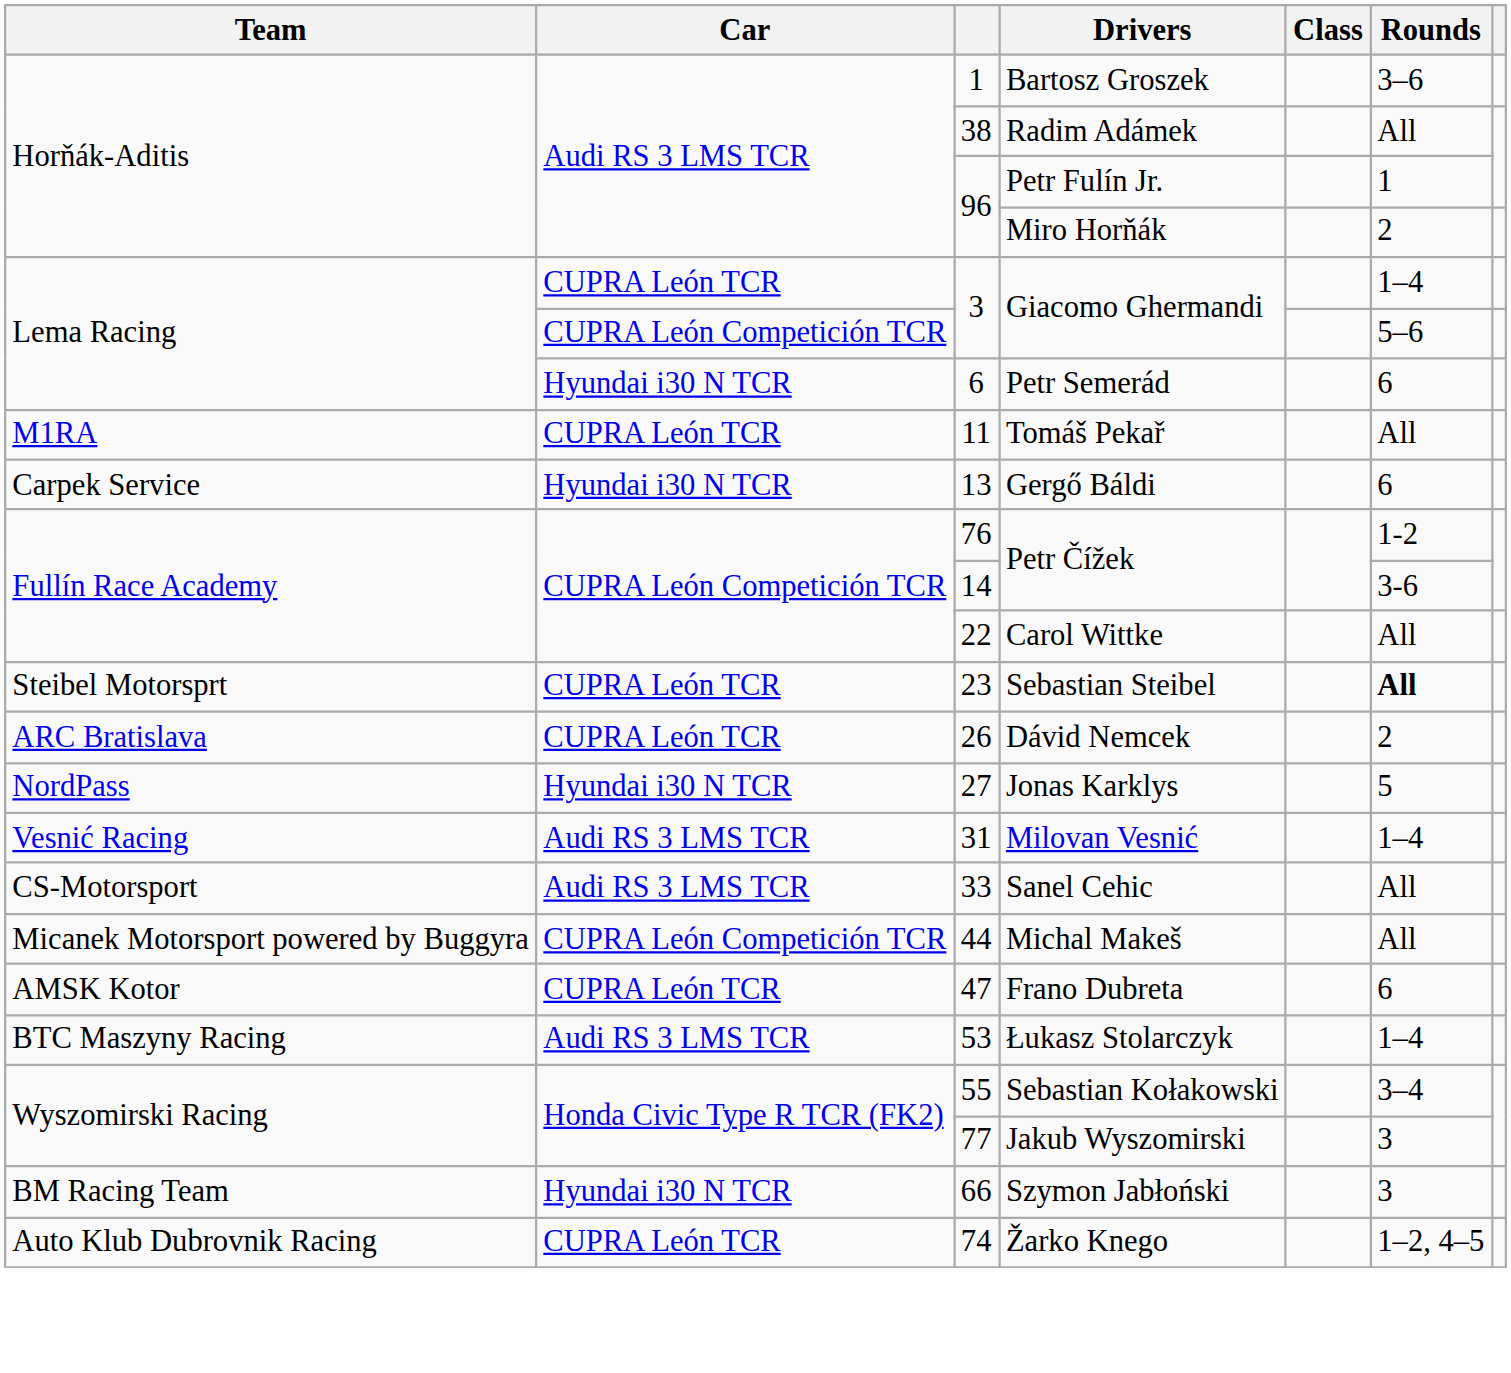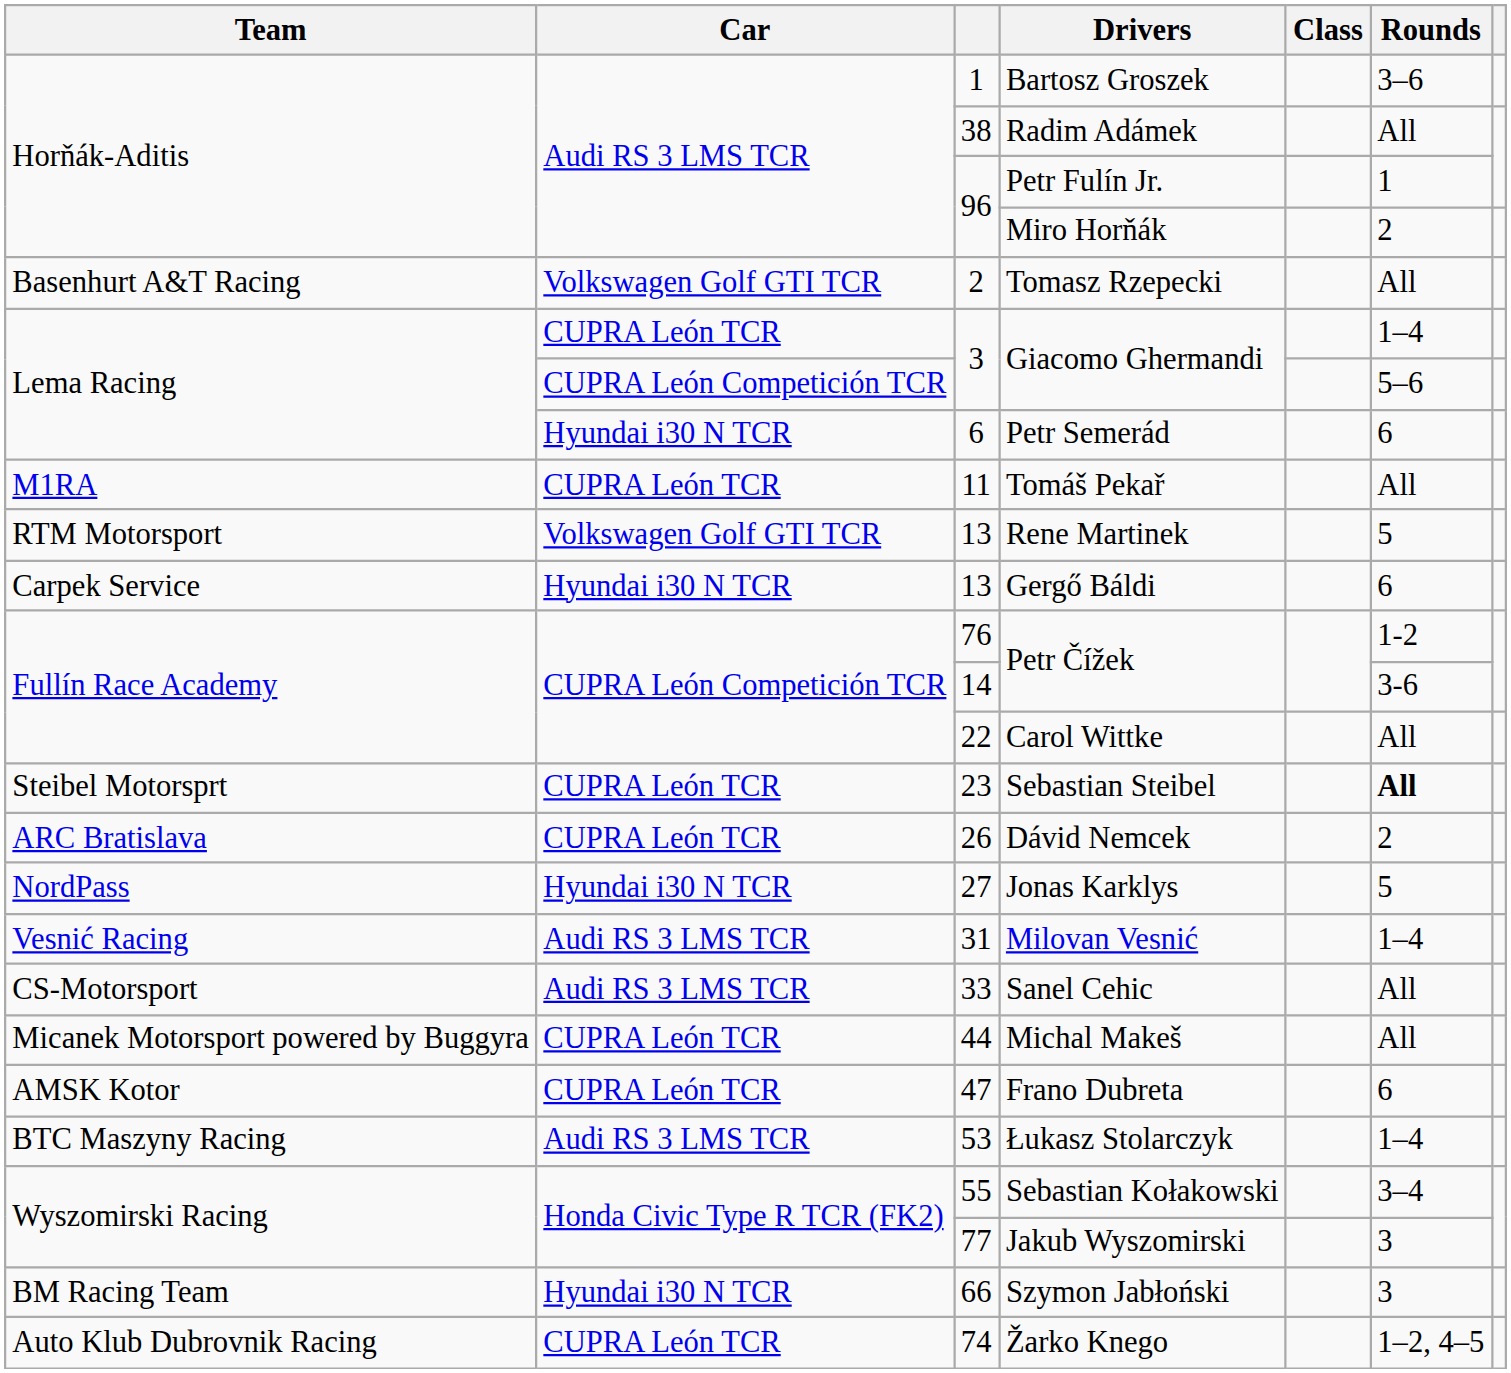+ row: (976, 281)
+ row: (976, 534)
(745, 938) CUPRA León Competición TCR -> (662, 1039) CUPRA León TCR
